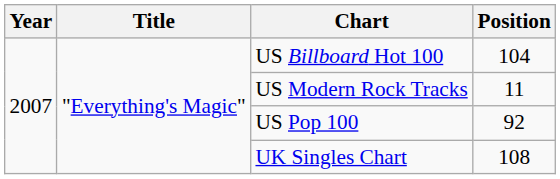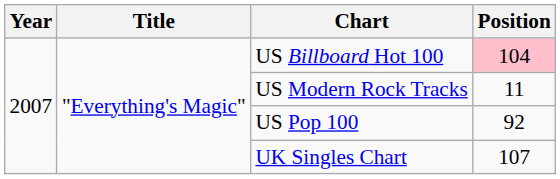(514, 55) no background -> (514, 55) pink background
(514, 156) 108 -> (514, 156) 107
